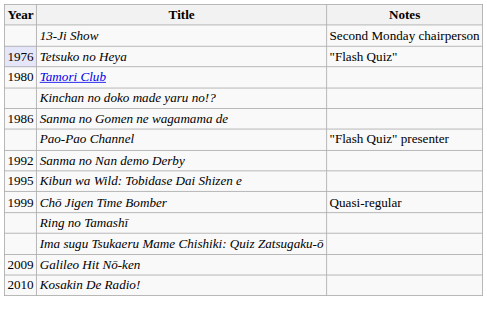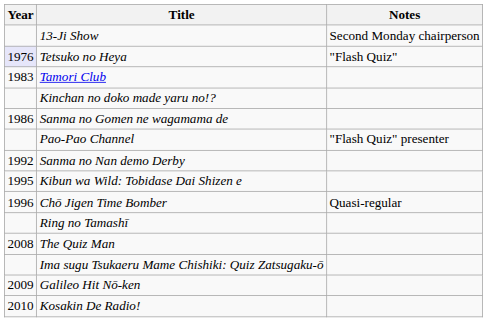(21, 77) 1980 -> (21, 77) 1983
(21, 202) 1999 -> (21, 202) 1996
+ row: (77, 243)
